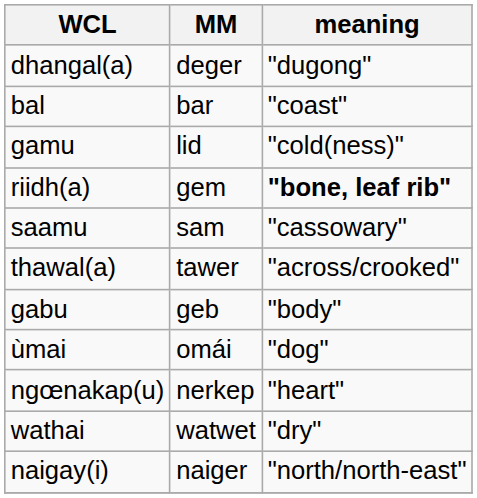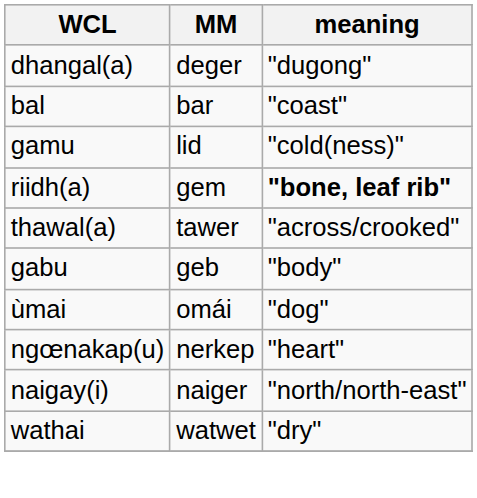- row: (49, 227)
rows swapped: (60, 471) <-> (48, 430)
